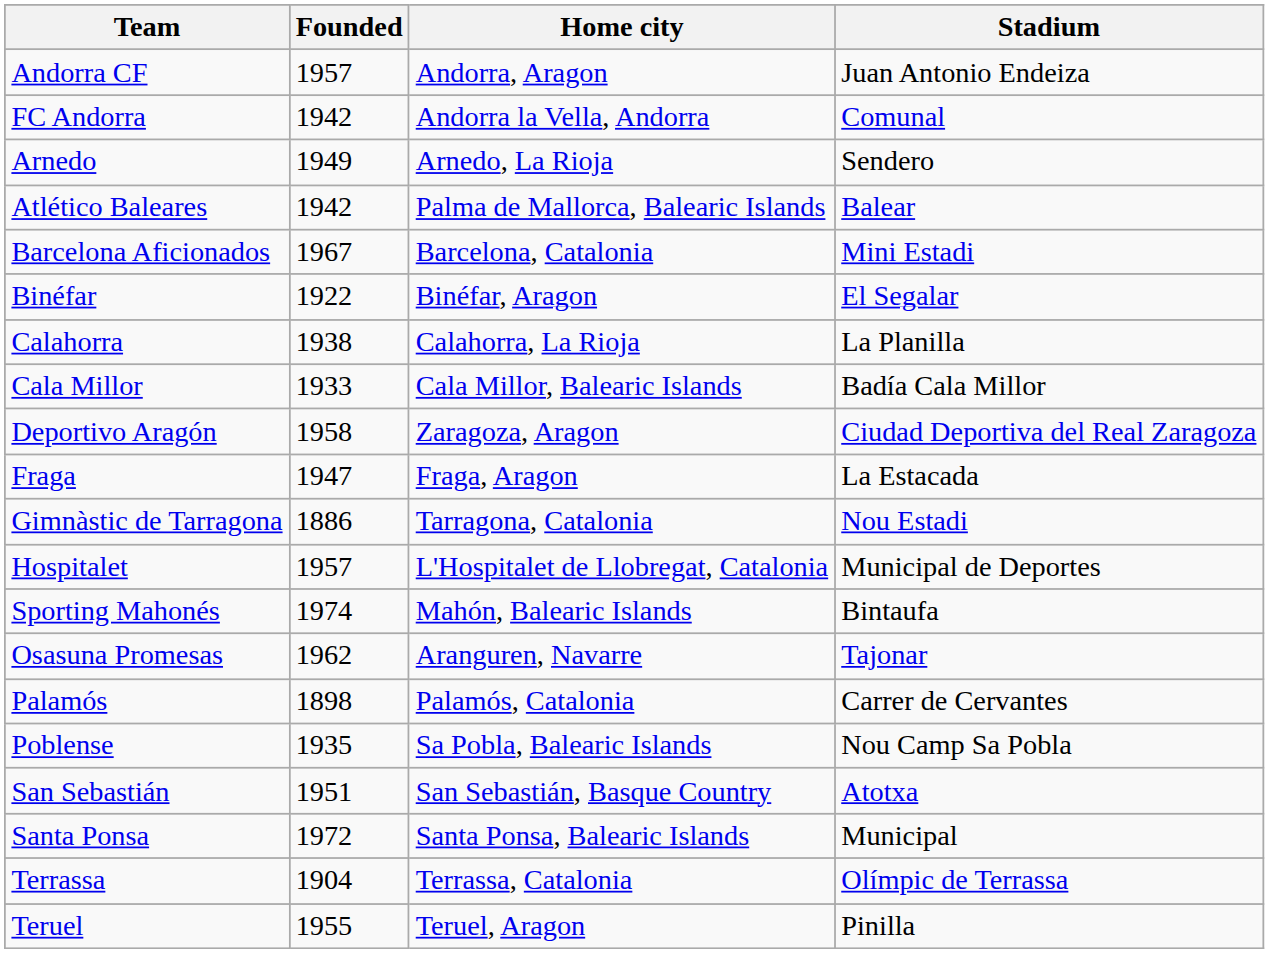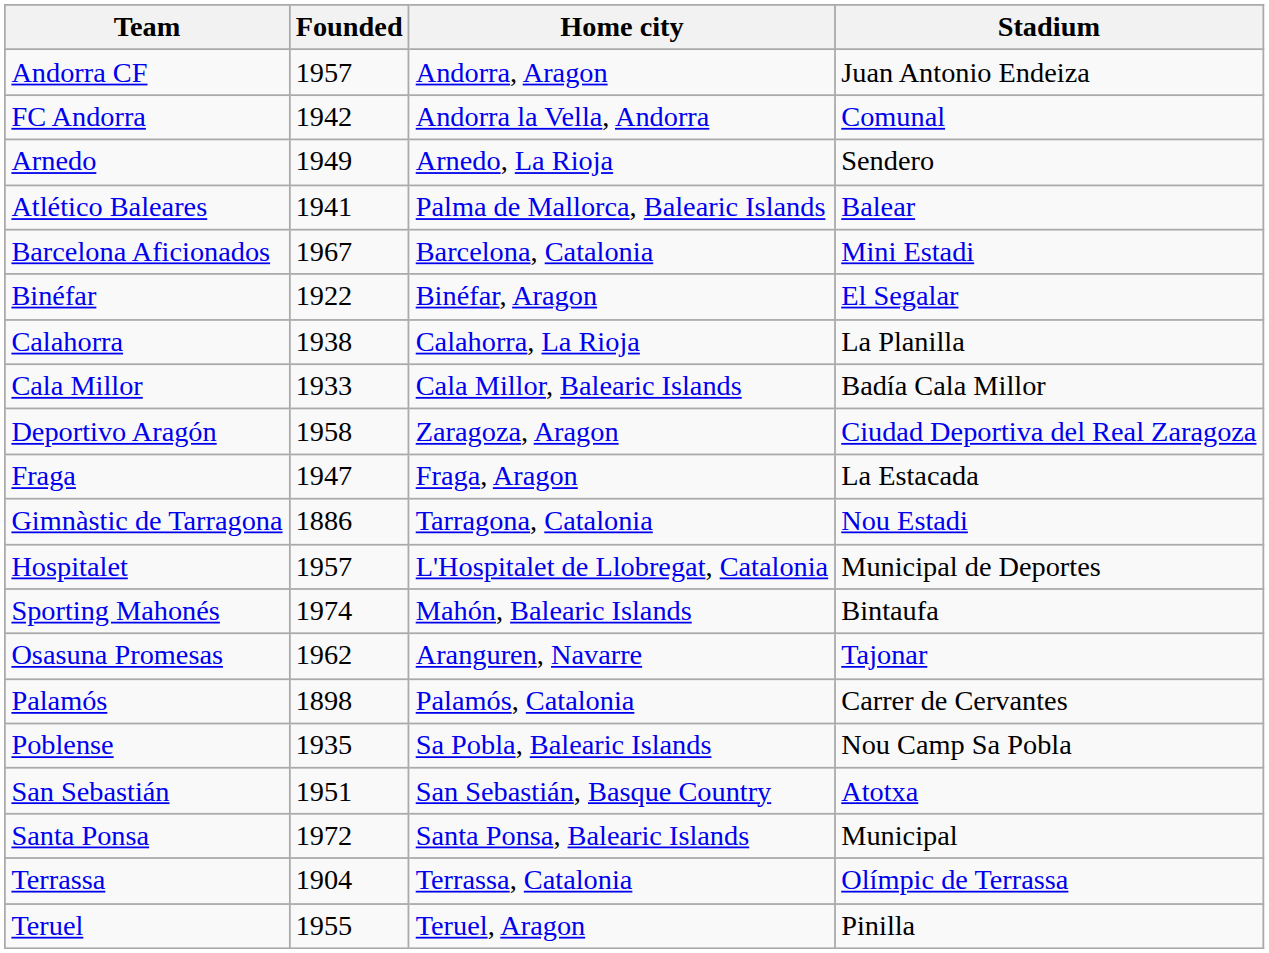(324, 206) 1942 -> (324, 206) 1941
